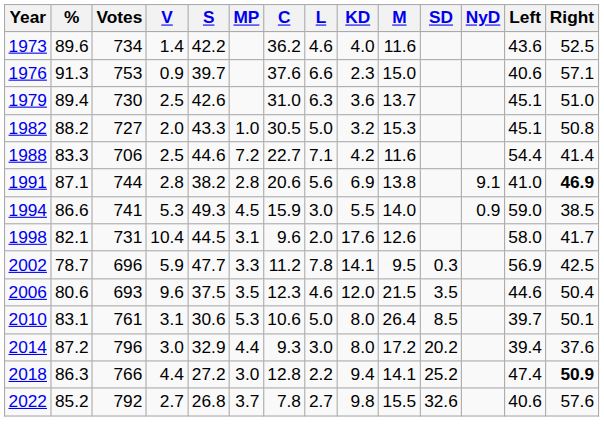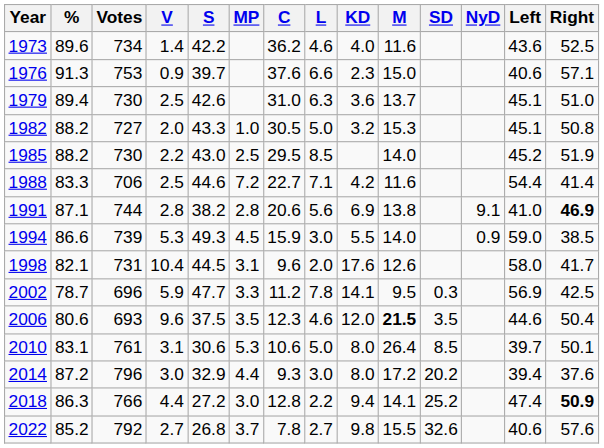+ row: (28, 155)
(128, 210) 741 -> (128, 237) 739
(399, 292) normal -> (399, 319) bold
